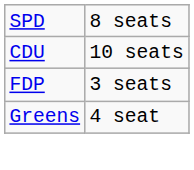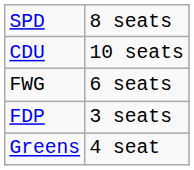+ row: (27, 85)
